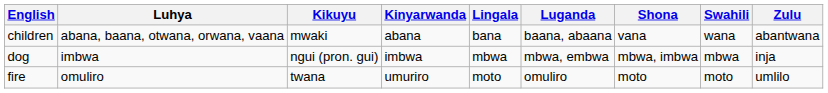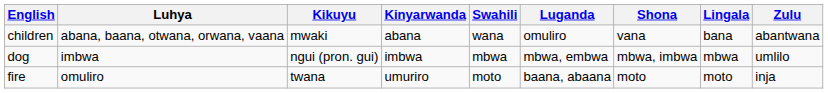columns swapped: (495, 14) <-> (727, 14)
(568, 35) baana, abaana -> (545, 35) omuliro
(765, 56) inja -> (772, 56) umlilo
(546, 77) omuliro -> (567, 77) baana, abaana
(772, 77) umlilo -> (765, 77) inja
